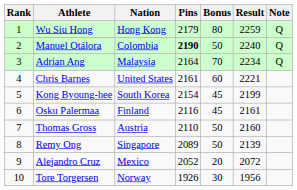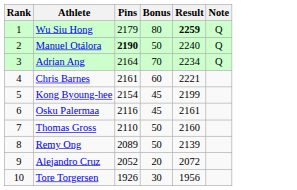- column: (145, 12)
(250, 29) normal -> (189, 29) bold
